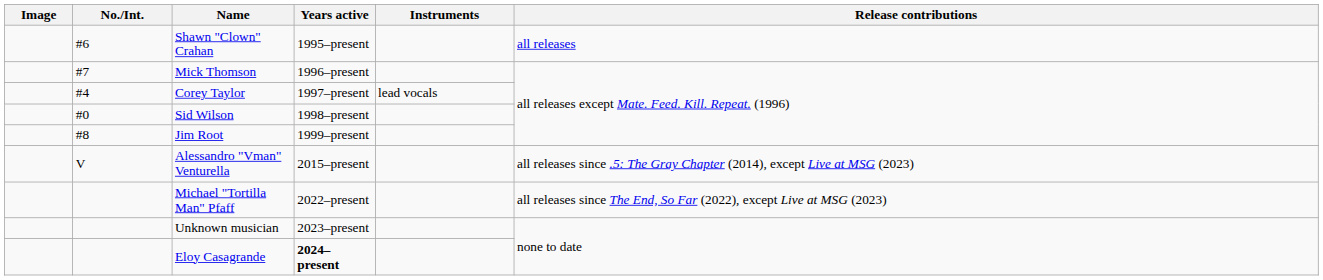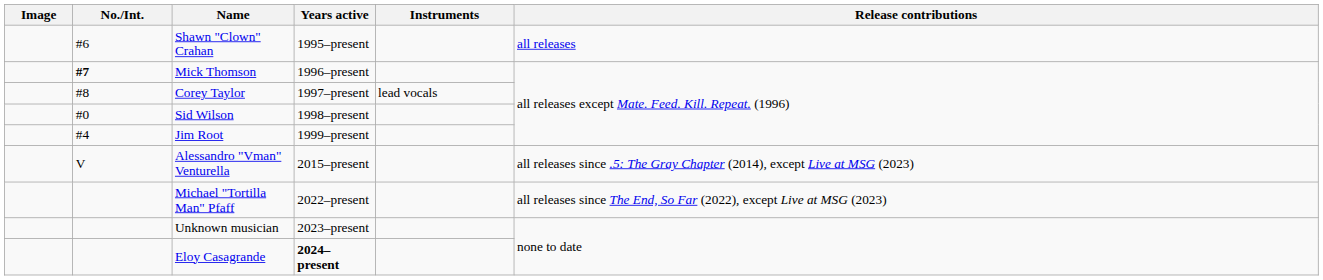(82, 72) normal -> (82, 72) bold
(82, 93) #4 -> (82, 93) #8
(82, 135) #8 -> (82, 135) #4
